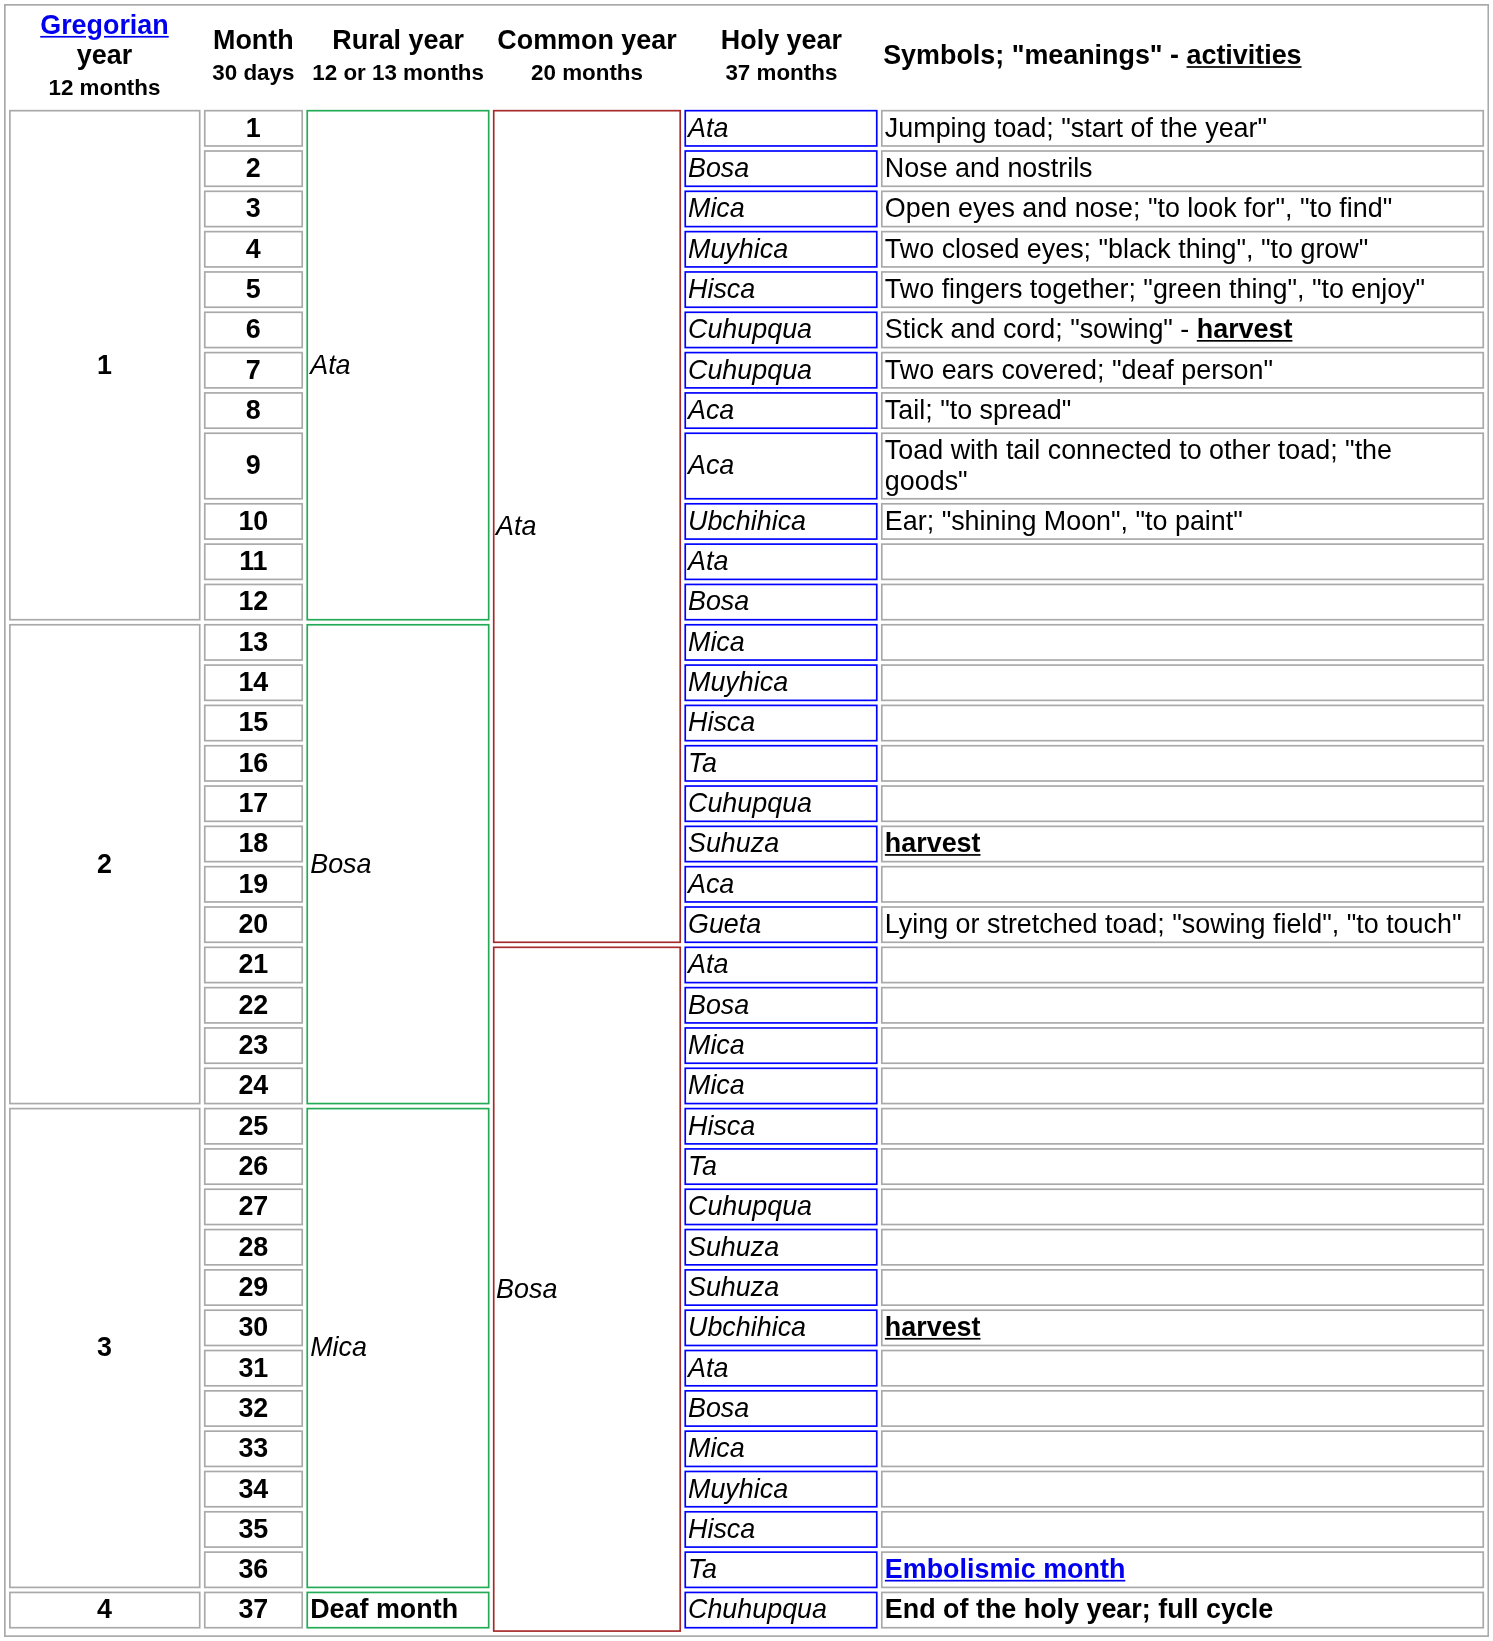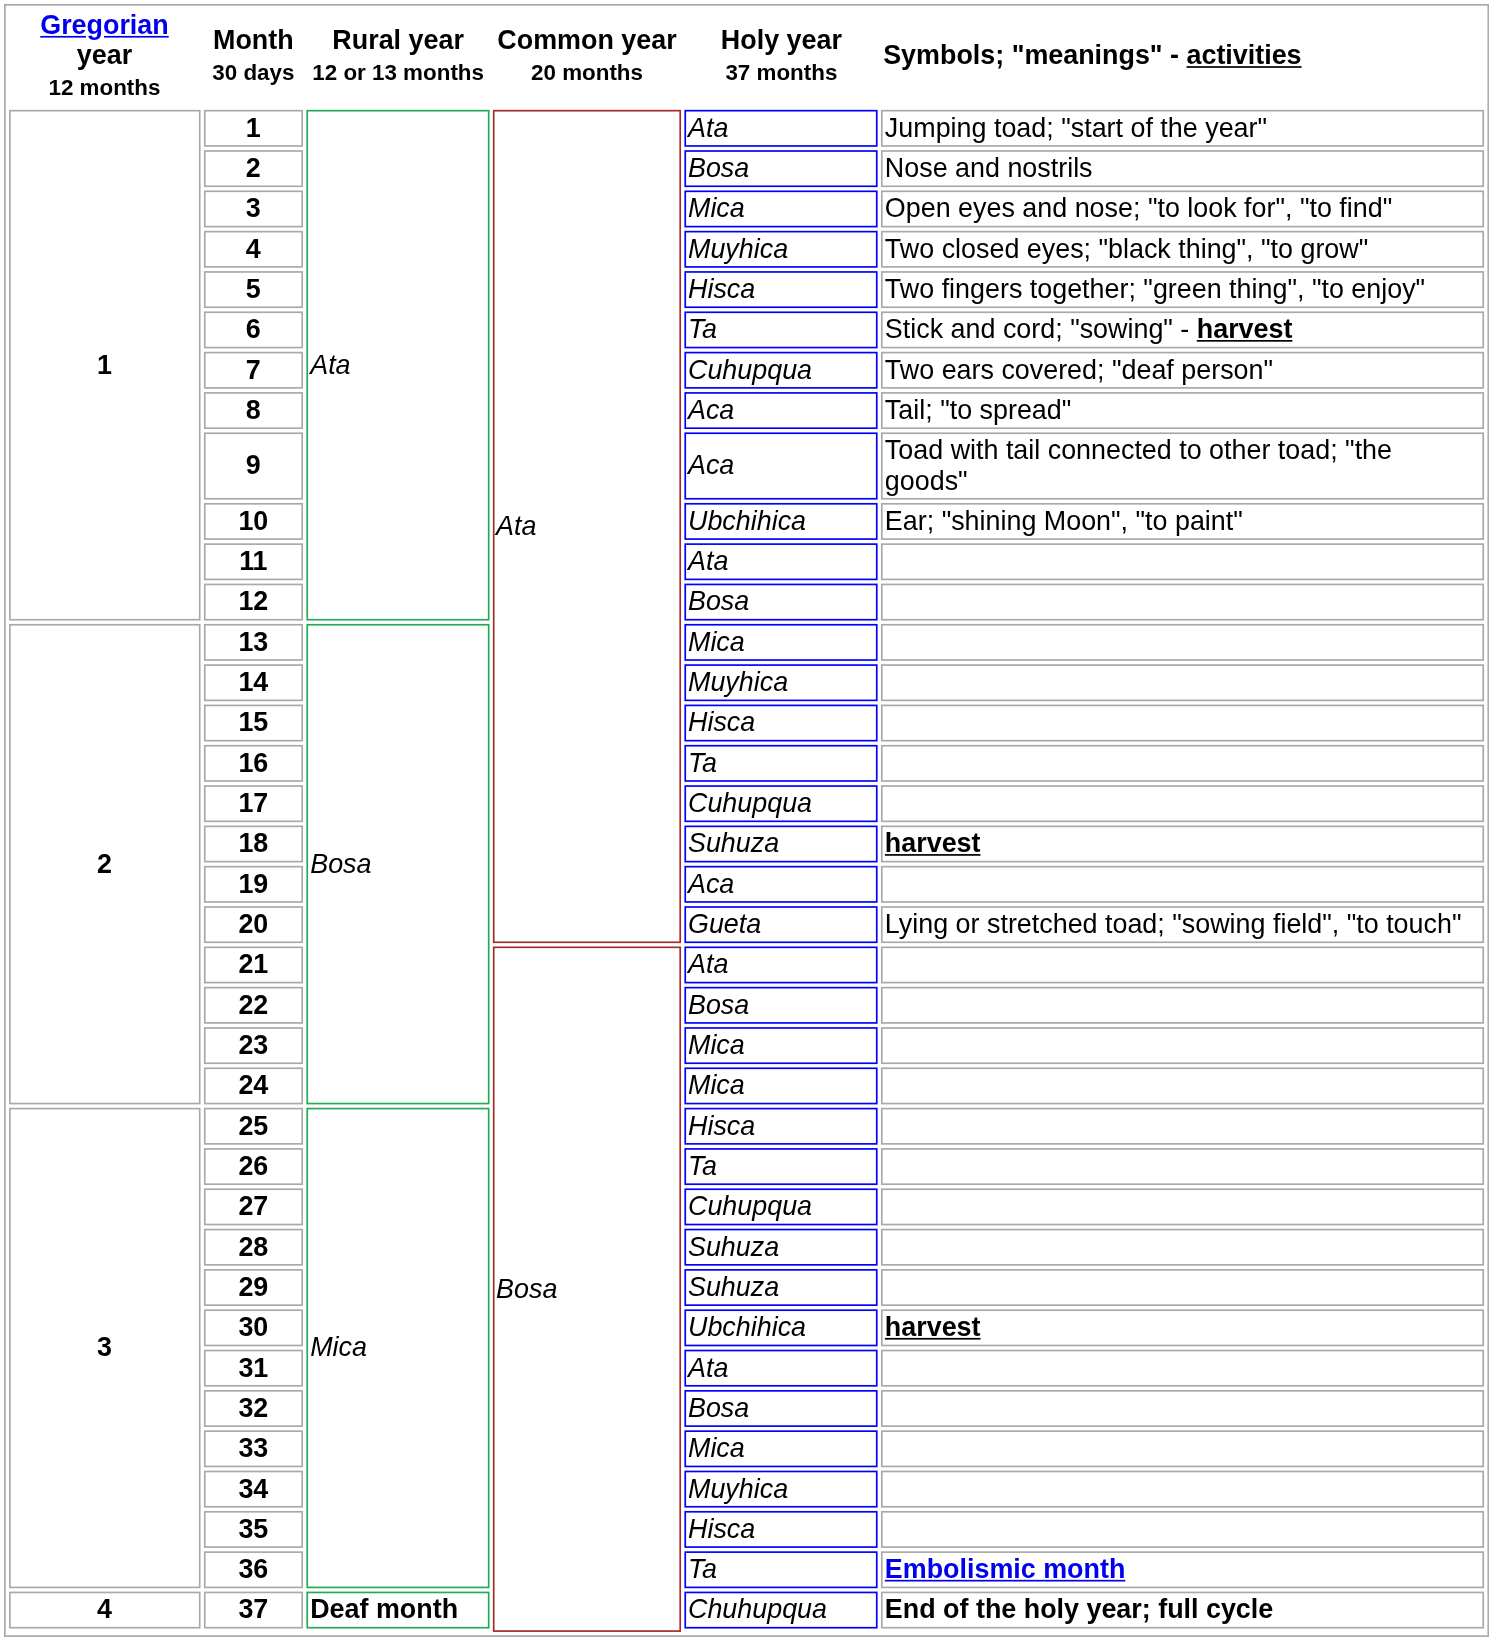(750, 329) Cuhupqua -> (702, 329) Ta
